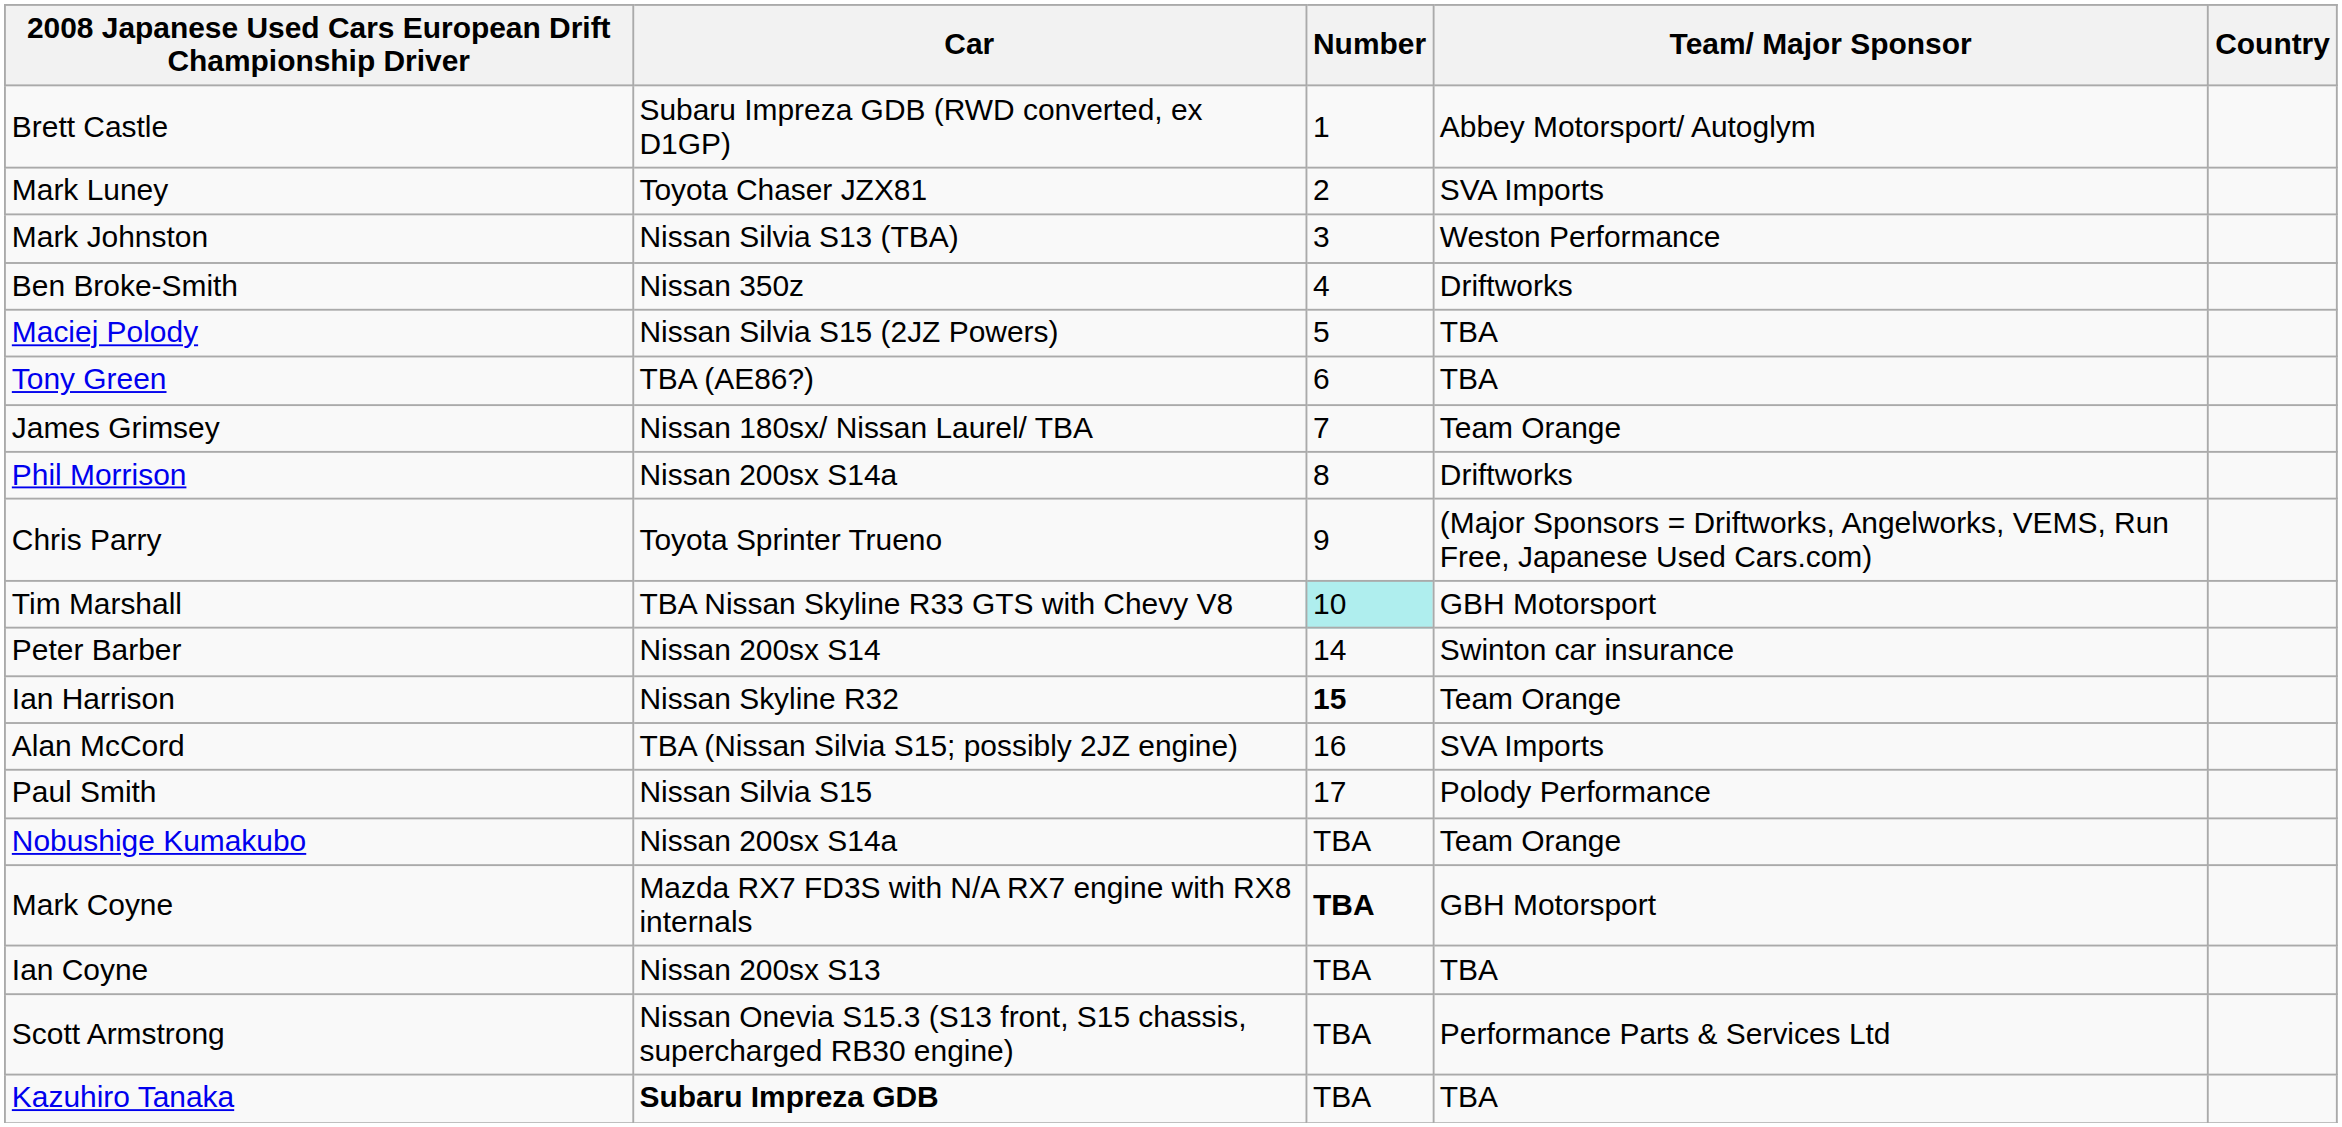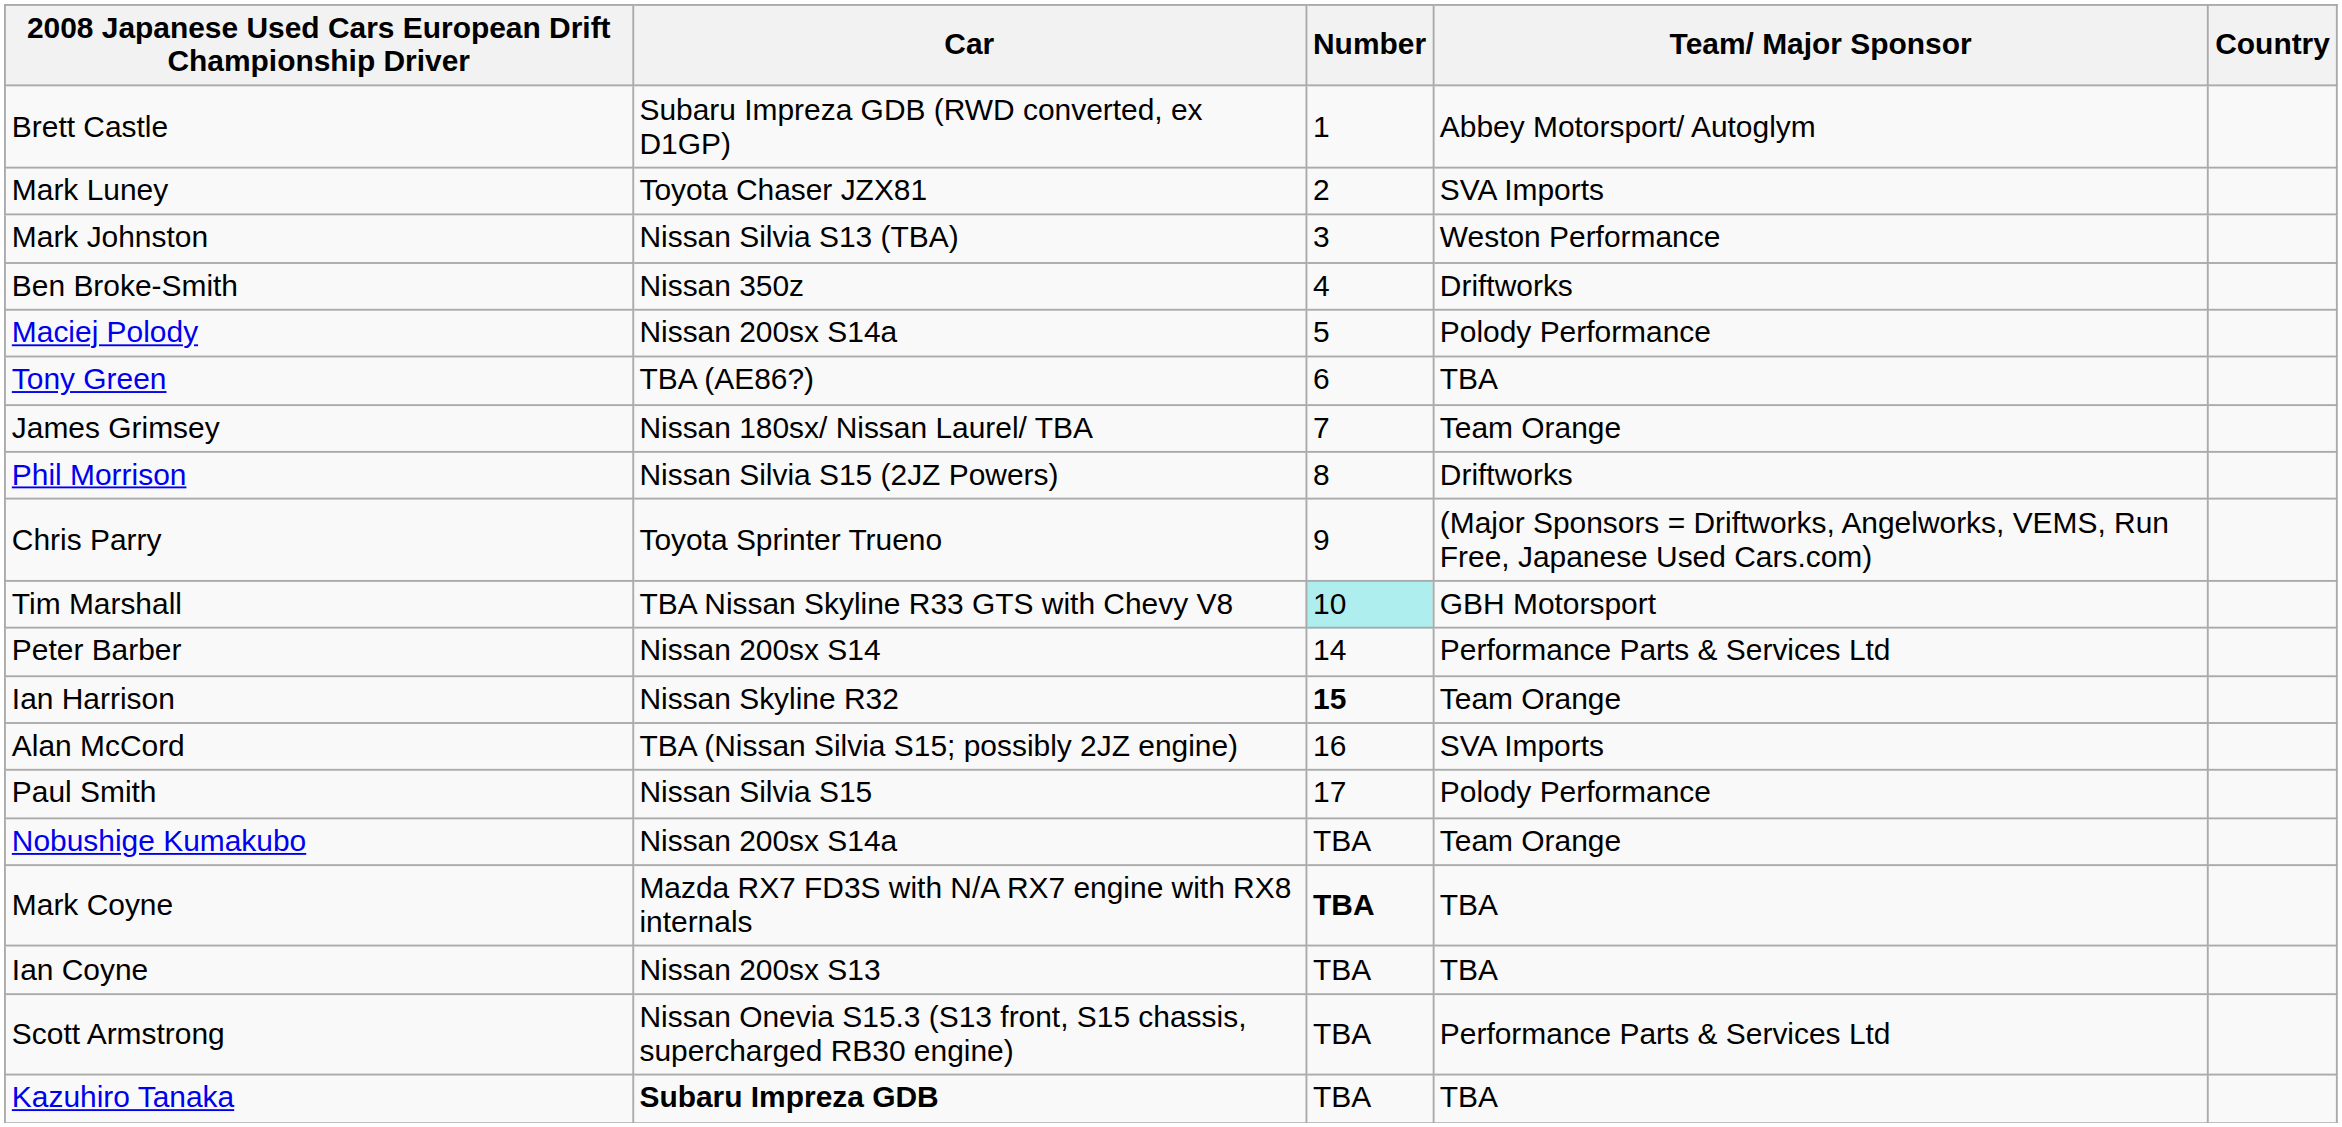(849, 332) Nissan Silvia S15 (2JZ Powers) -> (768, 332) Nissan 200sx S14a
(1469, 332) TBA -> (1575, 332) Polody Performance
(768, 475) Nissan 200sx S14a -> (849, 475) Nissan Silvia S15 (2JZ Powers)
(1587, 651) Swinton car insurance -> (1665, 651) Performance Parts & Services Ltd
(1548, 905) GBH Motorsport -> (1469, 905) TBA
